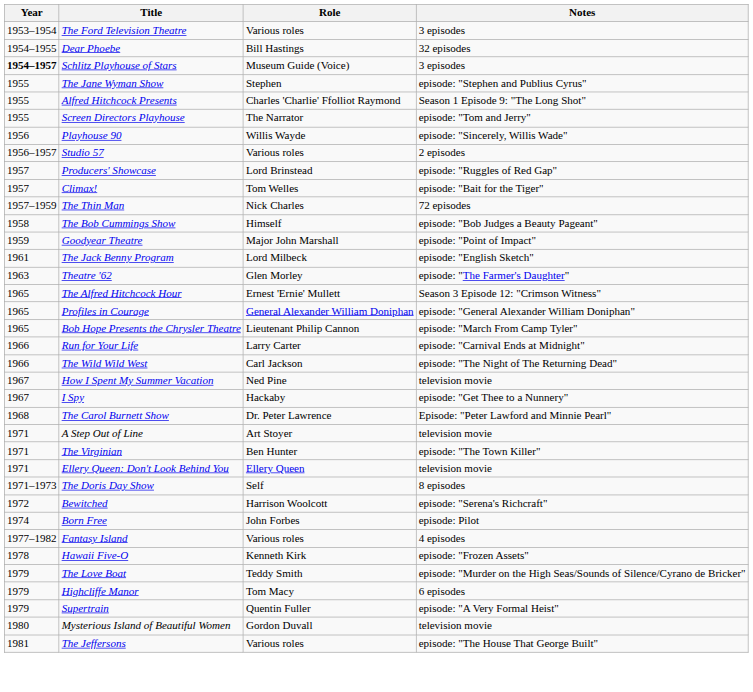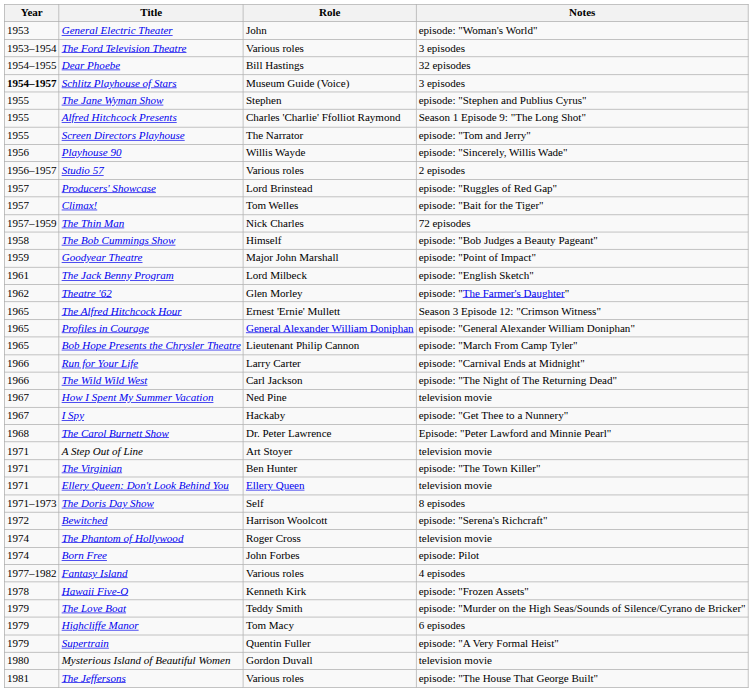+ row: (117, 30)
(18, 275) 1963 -> (18, 293) 1962
+ row: (123, 538)
